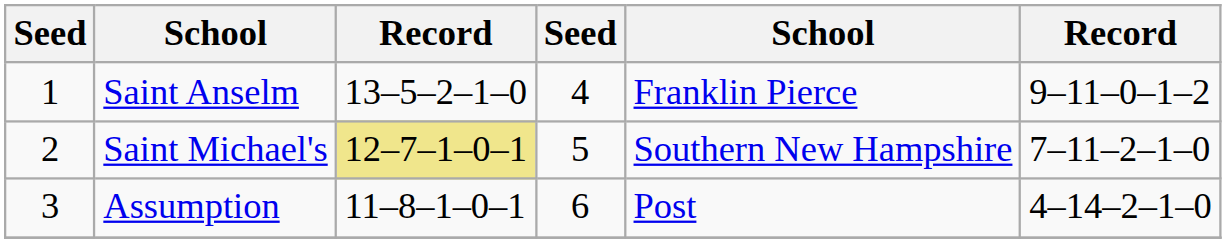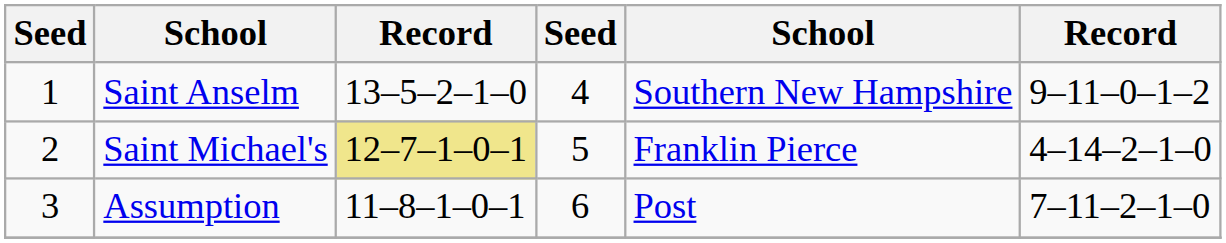(745, 91) Franklin Pierce -> (823, 91) Southern New Hampshire
(823, 149) Southern New Hampshire -> (745, 149) Franklin Pierce
(1120, 149) 7–11–2–1–0 -> (1120, 149) 4–14–2–1–0
(1120, 206) 4–14–2–1–0 -> (1120, 206) 7–11–2–1–0
